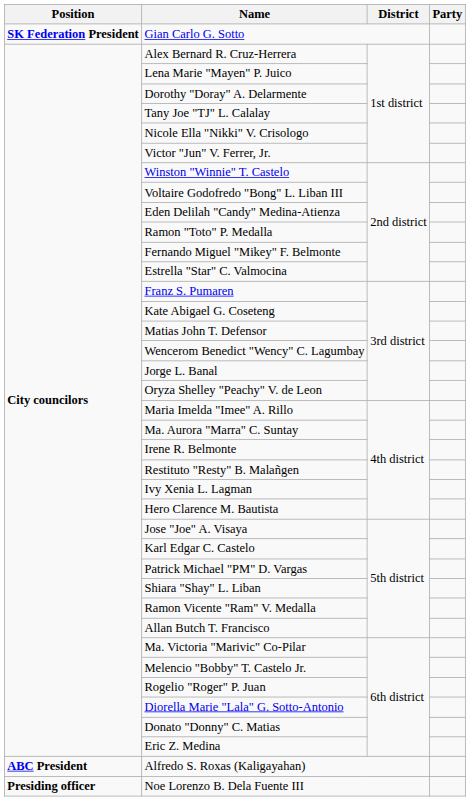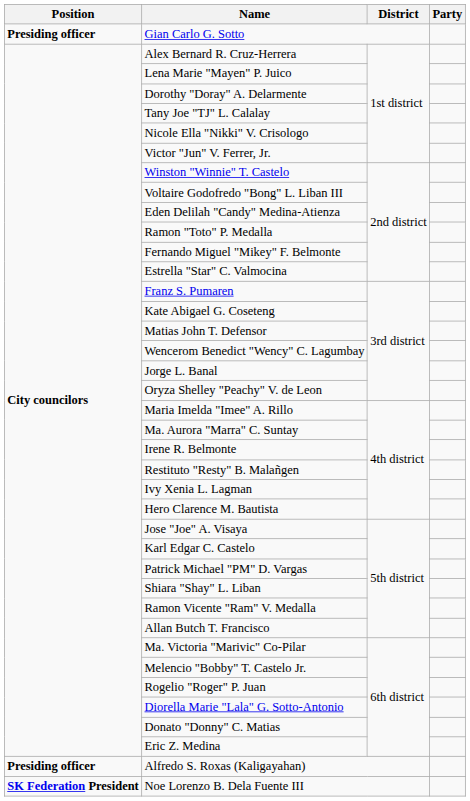(73, 34) SK Federation President -> (51, 34) Presiding officer
(47, 766) ABC President -> (51, 766) Presiding officer
(51, 786) Presiding officer -> (73, 786) SK Federation President
